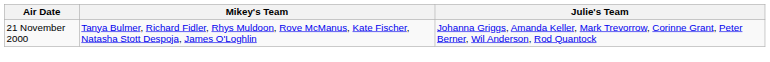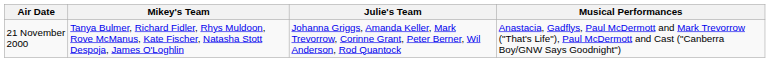+ column: (631, 12)
